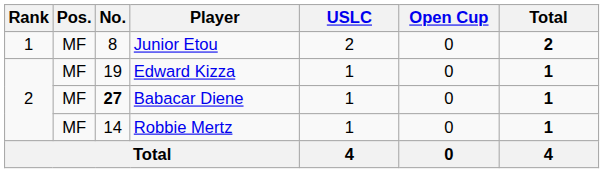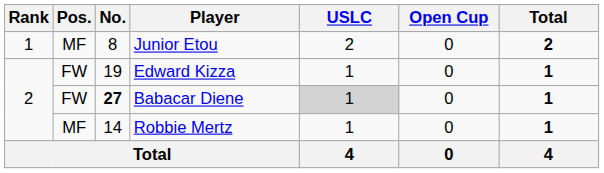(74, 72) MF -> (74, 72) FW
(74, 99) MF -> (74, 99) FW
(349, 99) no background -> (349, 99) lightgrey background
